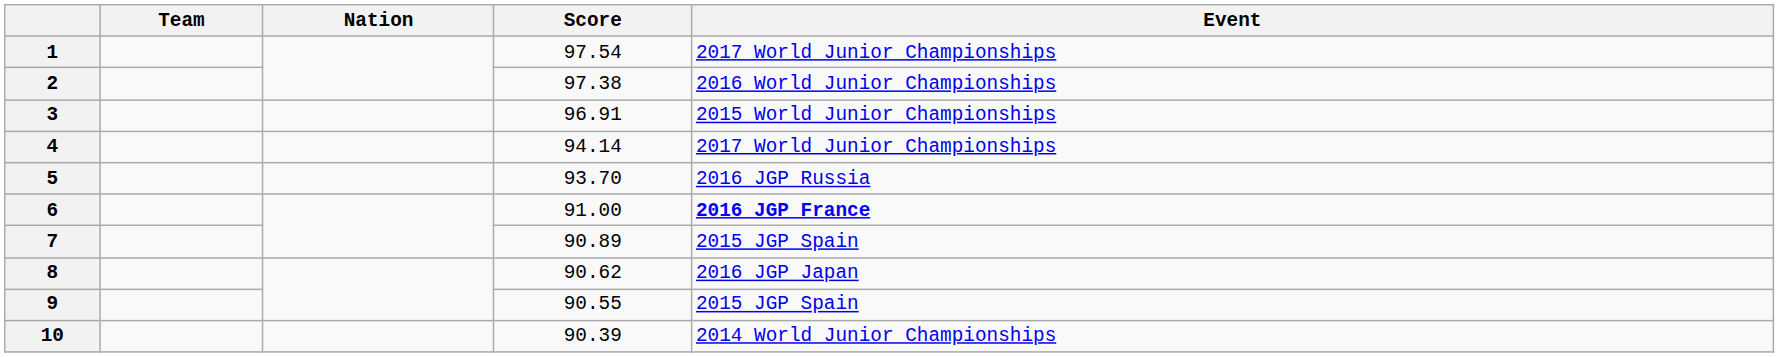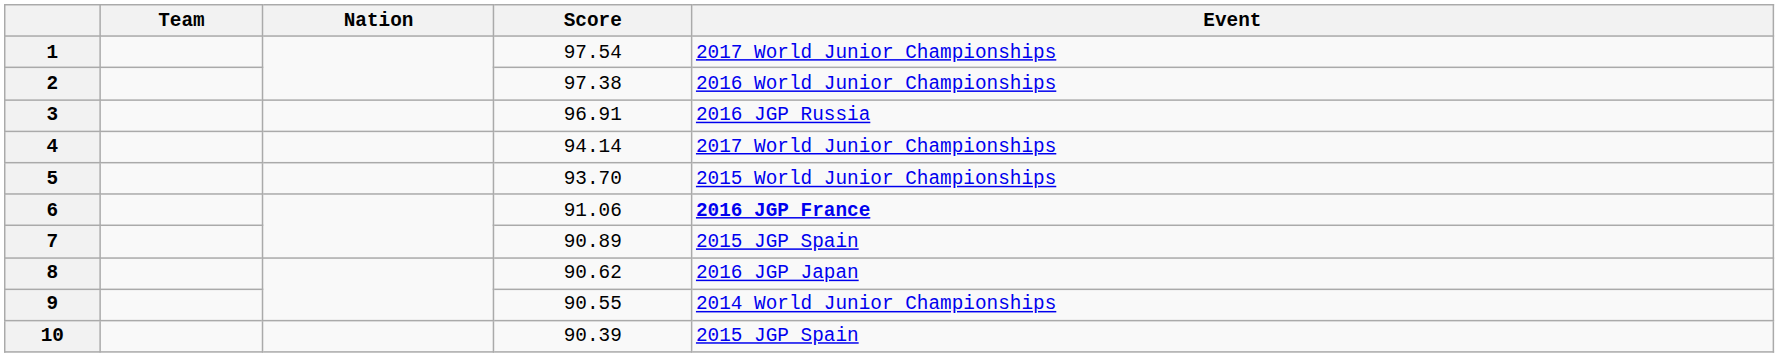(876, 115) 2015 World Junior Championships -> (783, 115) 2016 JGP Russia
(783, 178) 2016 JGP Russia -> (876, 178) 2015 World Junior Championships
(593, 210) 91.00 -> (593, 210) 91.06
(777, 305) 2015 JGP Spain -> (876, 305) 2014 World Junior Championships
(876, 336) 2014 World Junior Championships -> (777, 336) 2015 JGP Spain
